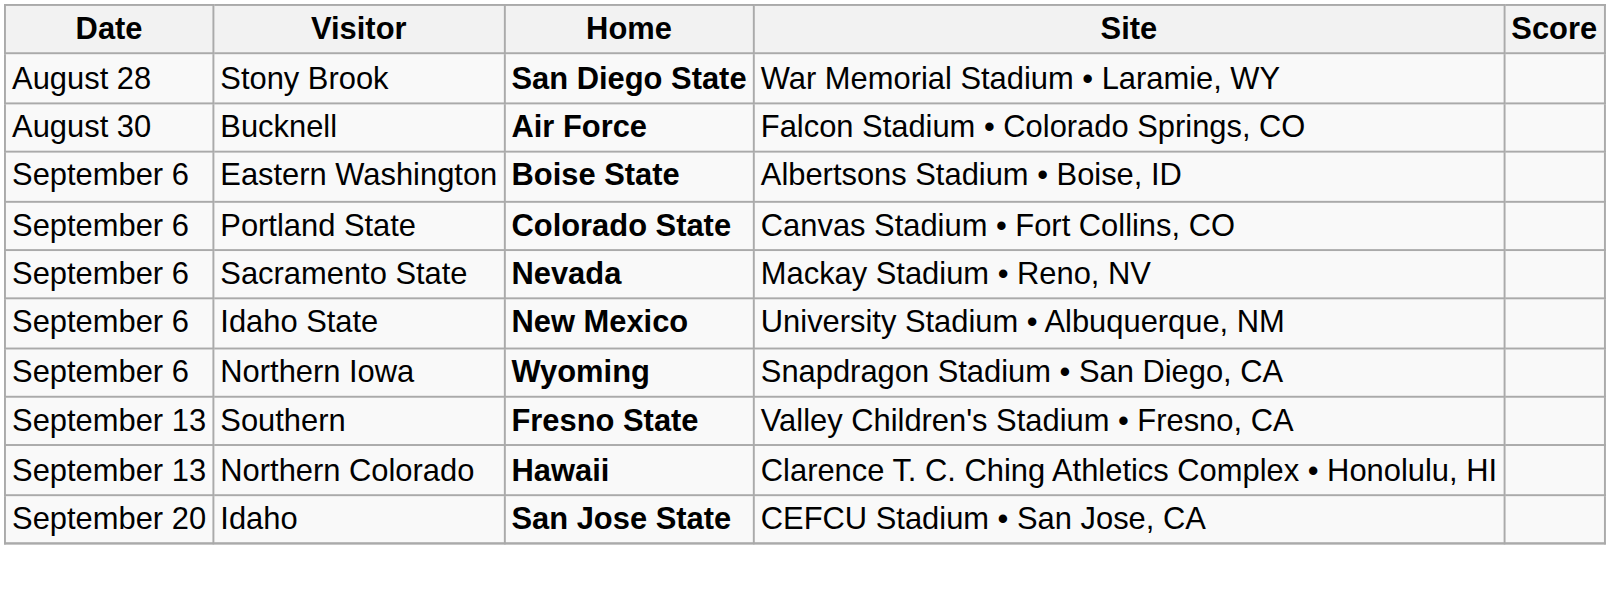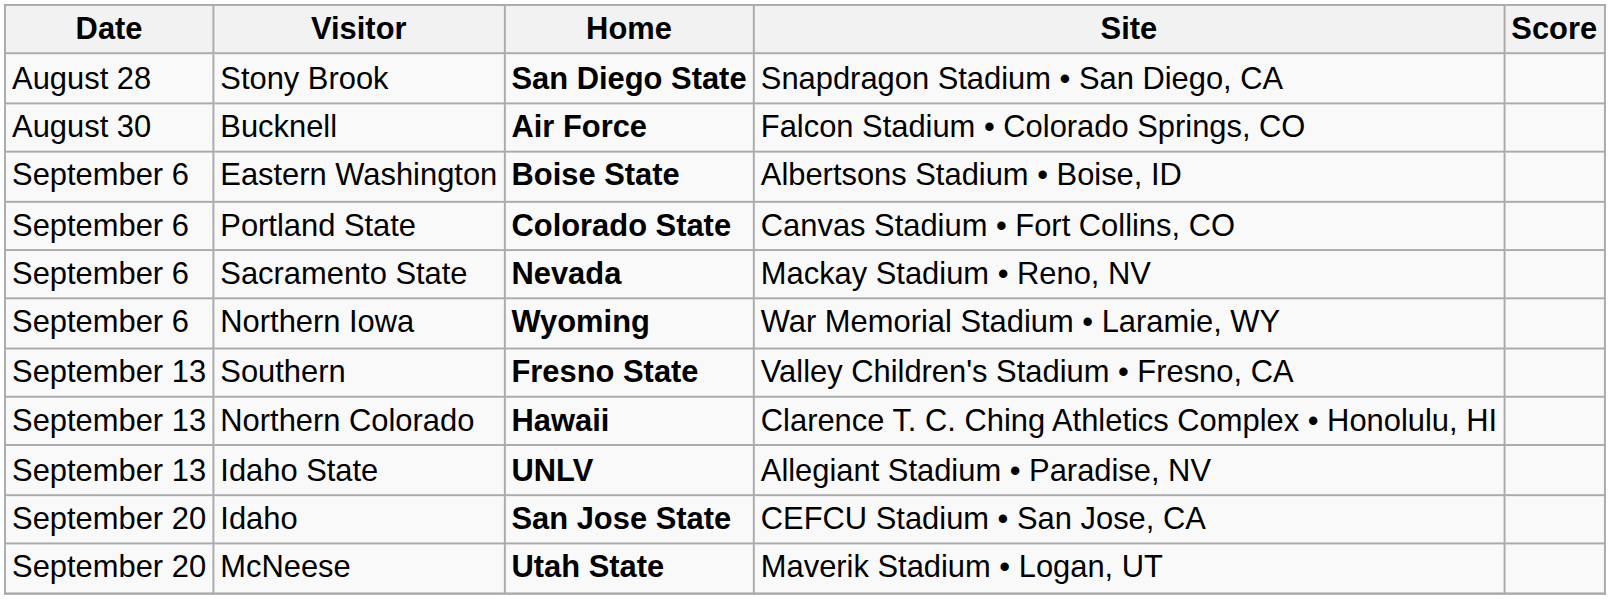(1020, 77) War Memorial Stadium • Laramie, WY -> (1022, 77) Snapdragon Stadium • San Diego, CA
- row: (600, 322)
(1022, 371) Snapdragon Stadium • San Diego, CA -> (1020, 322) War Memorial Stadium • Laramie, WY
+ row: (552, 469)
+ row: (588, 567)
